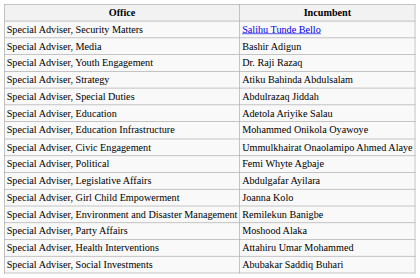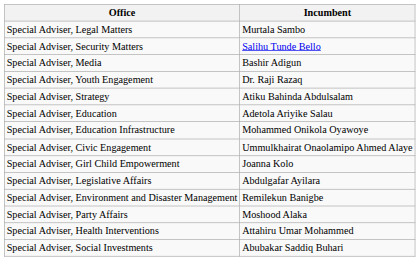+ row: (70, 29)
- row: (71, 97)
- row: (58, 164)
rows swapped: (93, 197) <-> (79, 181)
